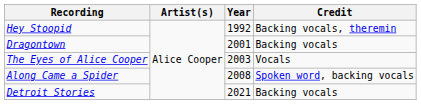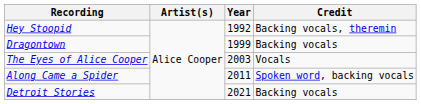(239, 44) 2001 -> (239, 44) 1999
(239, 76) 2008 -> (239, 76) 2011
